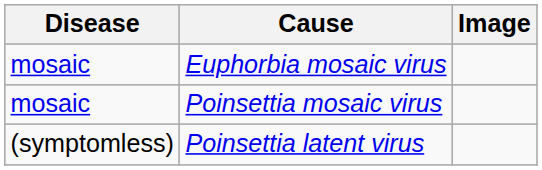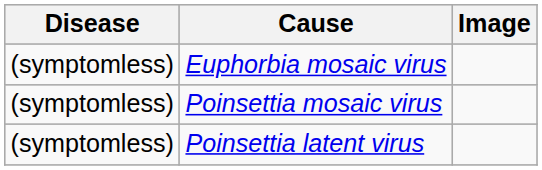(50, 64) mosaic -> (92, 64) (symptomless)
(50, 104) mosaic -> (92, 104) (symptomless)
